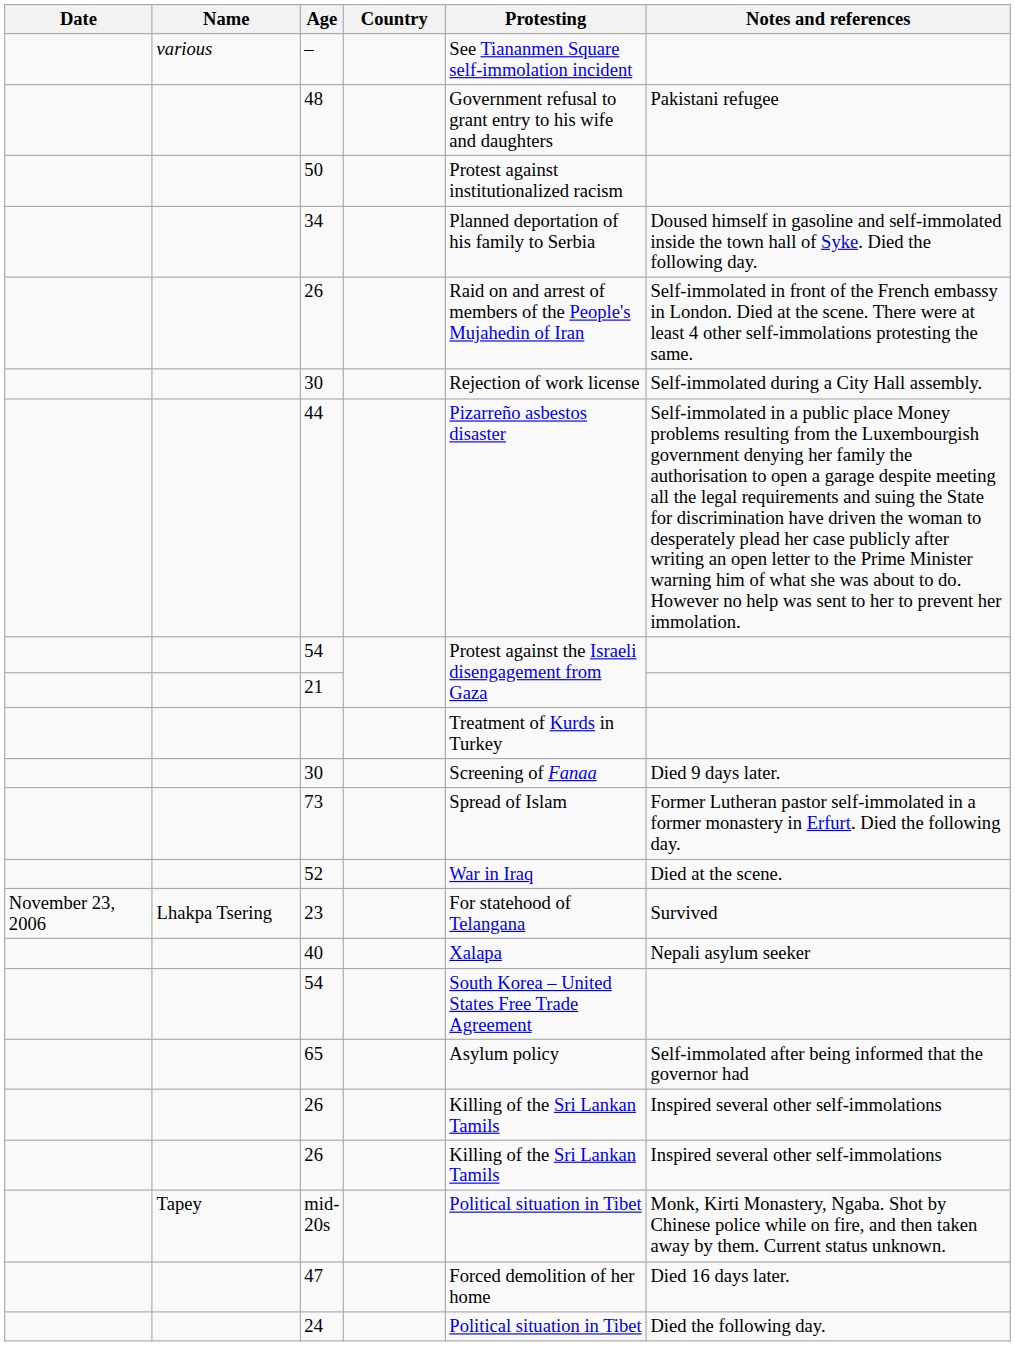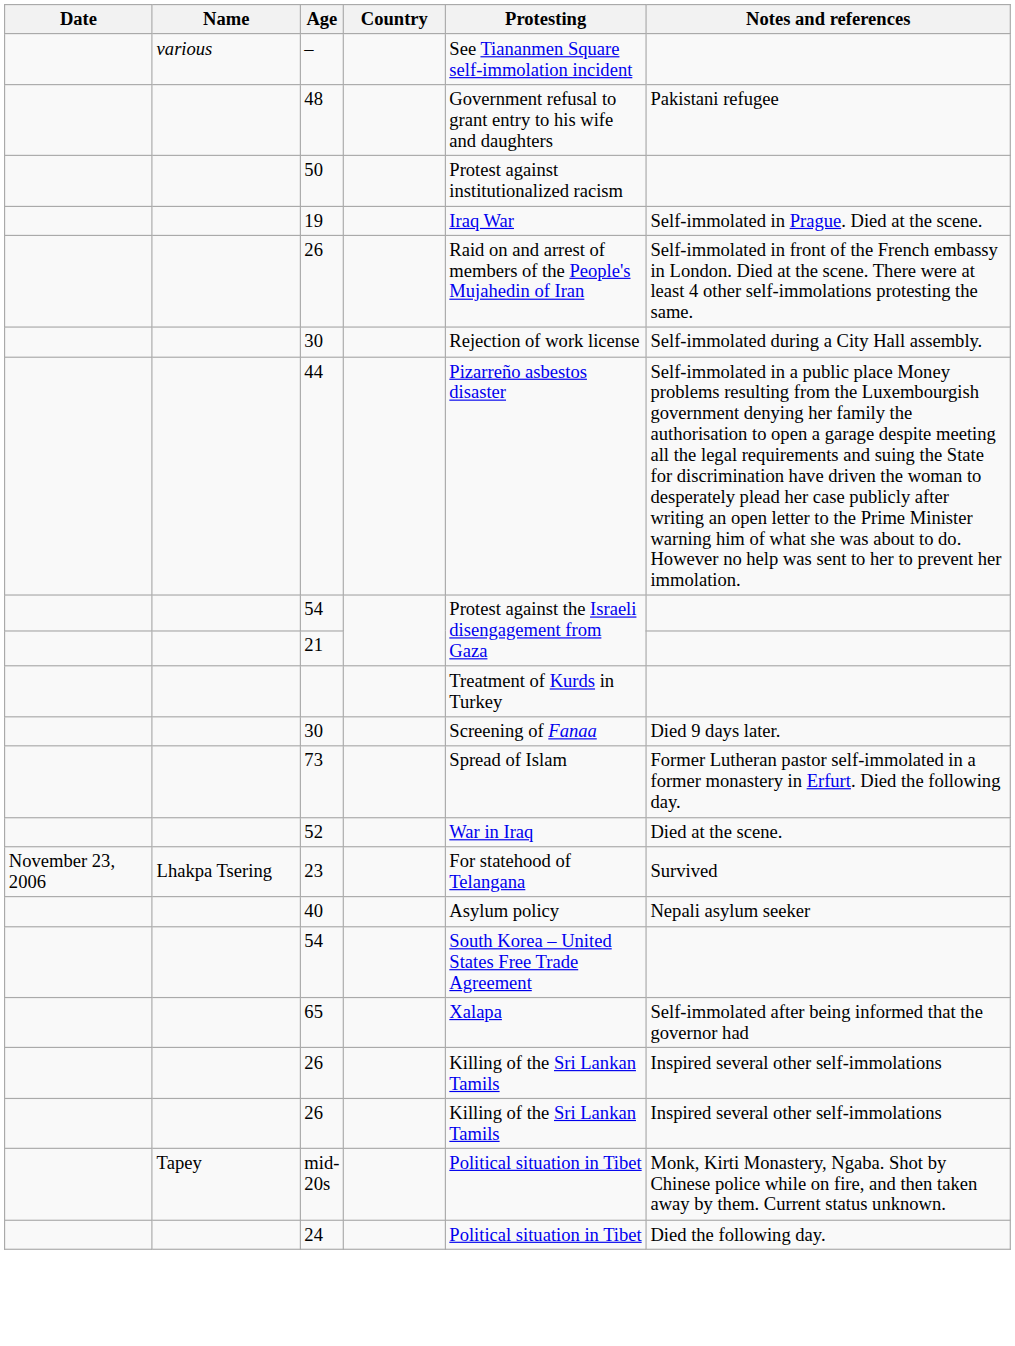- row: (226, 241)
+ row: (226, 221)
(476, 953) Xalapa -> (504, 911) Asylum policy
(504, 1053) Asylum policy -> (476, 1012) Xalapa
- row: (226, 1287)
